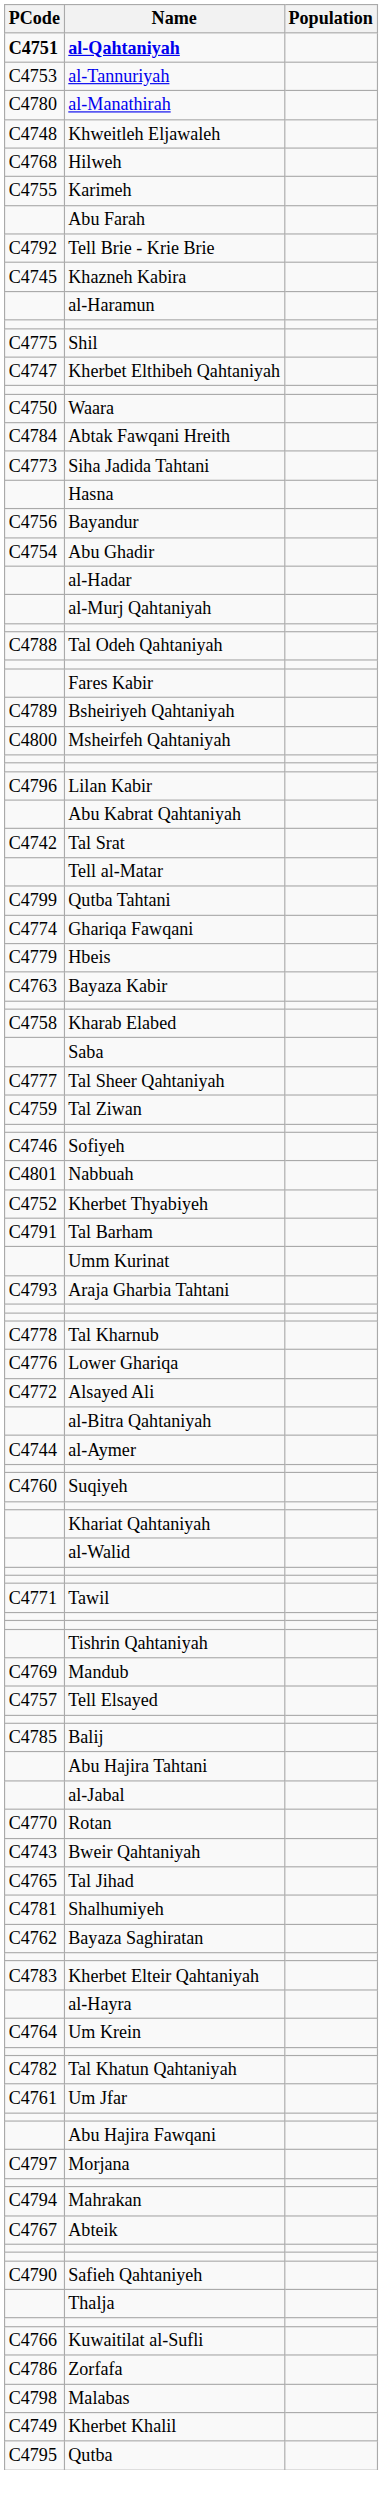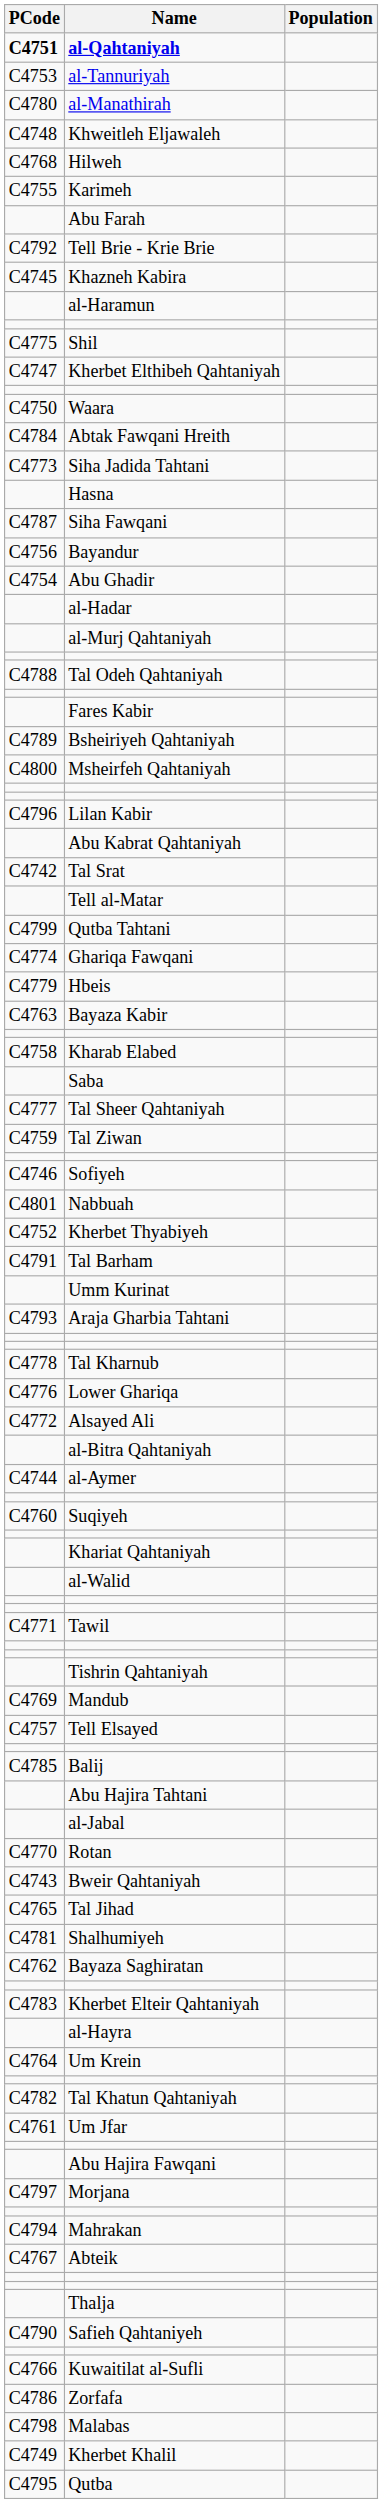+ row: (33, 522)
rows swapped: (33, 2275) <-> (34, 2304)
